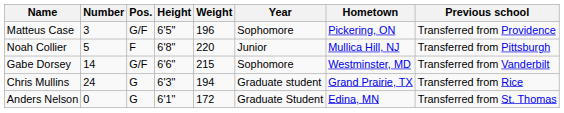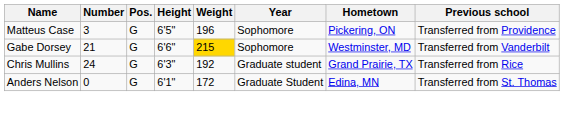(138, 30) G/F -> (134, 30) G
- row: (37, 47)
(89, 64) 14 -> (89, 47) 21
(138, 64) G/F -> (134, 47) G
(205, 64) no background -> (205, 47) gold background
(205, 82) 194 -> (205, 64) 192
